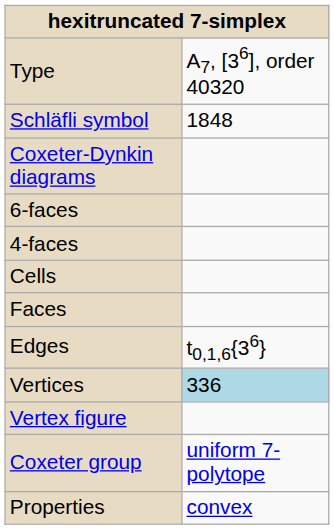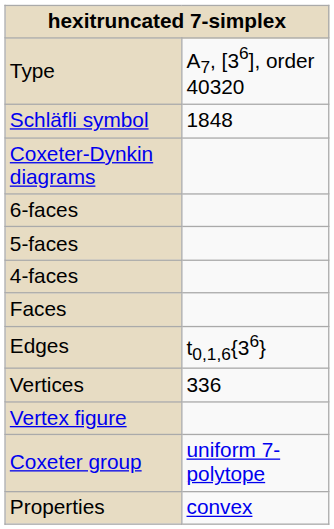+ row: (44, 243)
- row: (33, 276)
(204, 385) lightblue background -> (204, 385) no background
